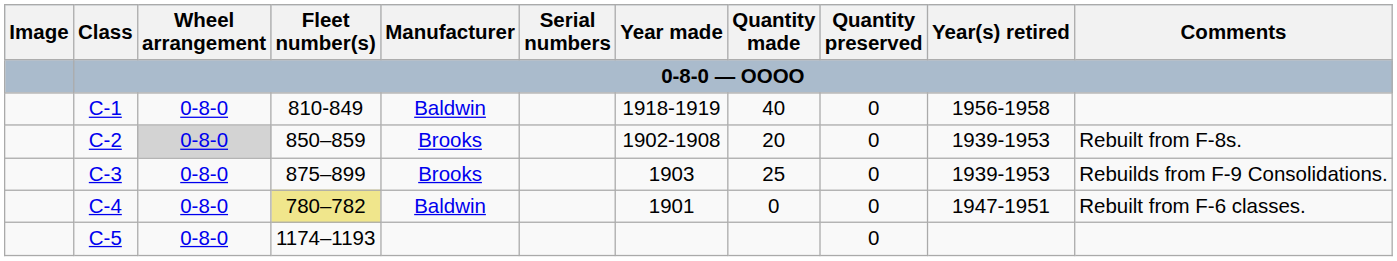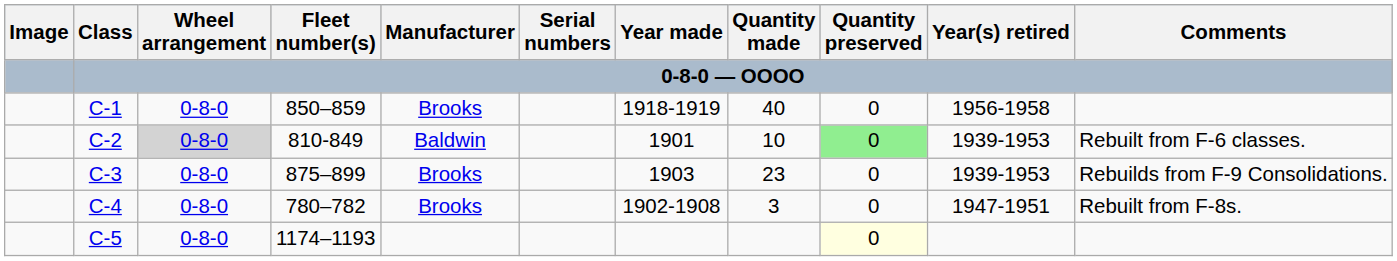(326, 108) 810-849 -> (326, 108) 850–859
(450, 108) Baldwin -> (450, 108) Brooks
(326, 141) 850–859 -> (326, 141) 810-849
(450, 141) Brooks -> (450, 141) Baldwin
(672, 141) 1902-1908 -> (672, 141) 1901
(774, 141) 20 -> (774, 141) 10
(874, 141) no background -> (874, 141) lightgreen background
(1161, 141) Rebuilt from F-8s. -> (1192, 141) Rebuilt from F-6 classes.
(774, 173) 25 -> (774, 173) 23
(326, 206) khaki background -> (326, 206) no background
(450, 206) Baldwin -> (450, 206) Brooks
(672, 206) 1901 -> (672, 206) 1902-1908
(774, 206) 0 -> (774, 206) 3
(1192, 206) Rebuilt from F-6 classes. -> (1161, 206) Rebuilt from F-8s.
(874, 238) no background -> (874, 238) lightyellow background
